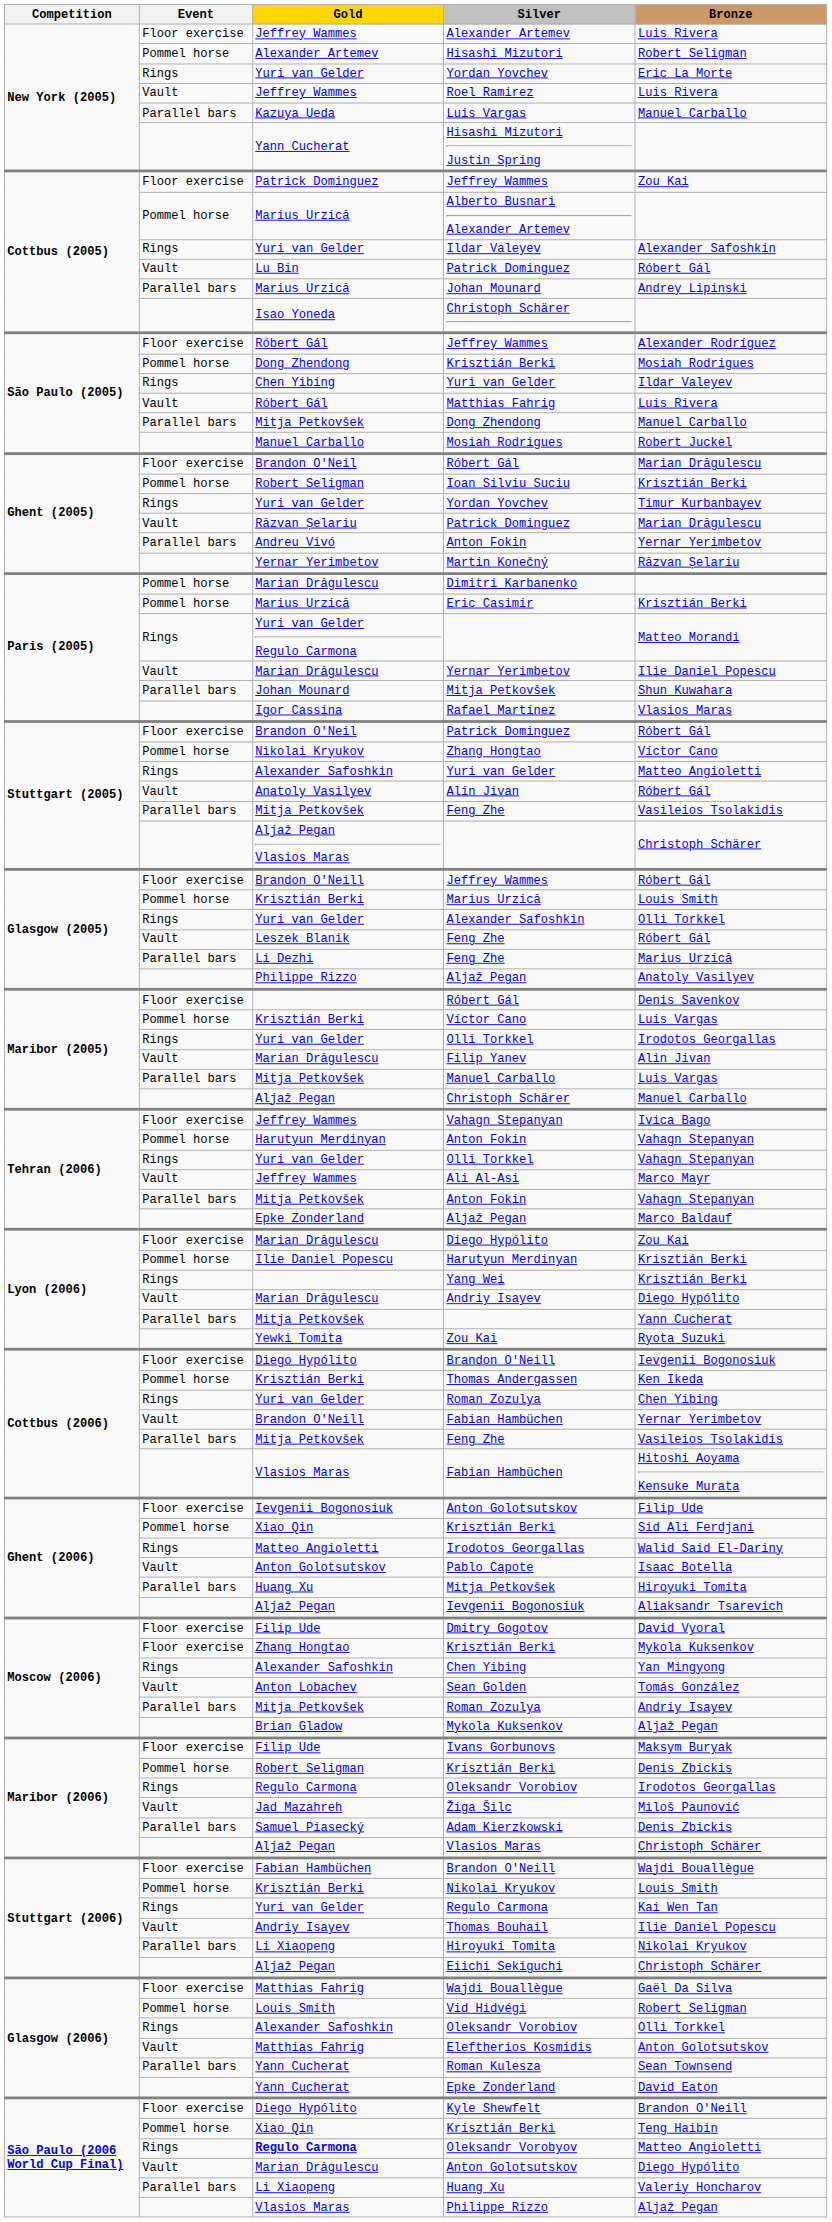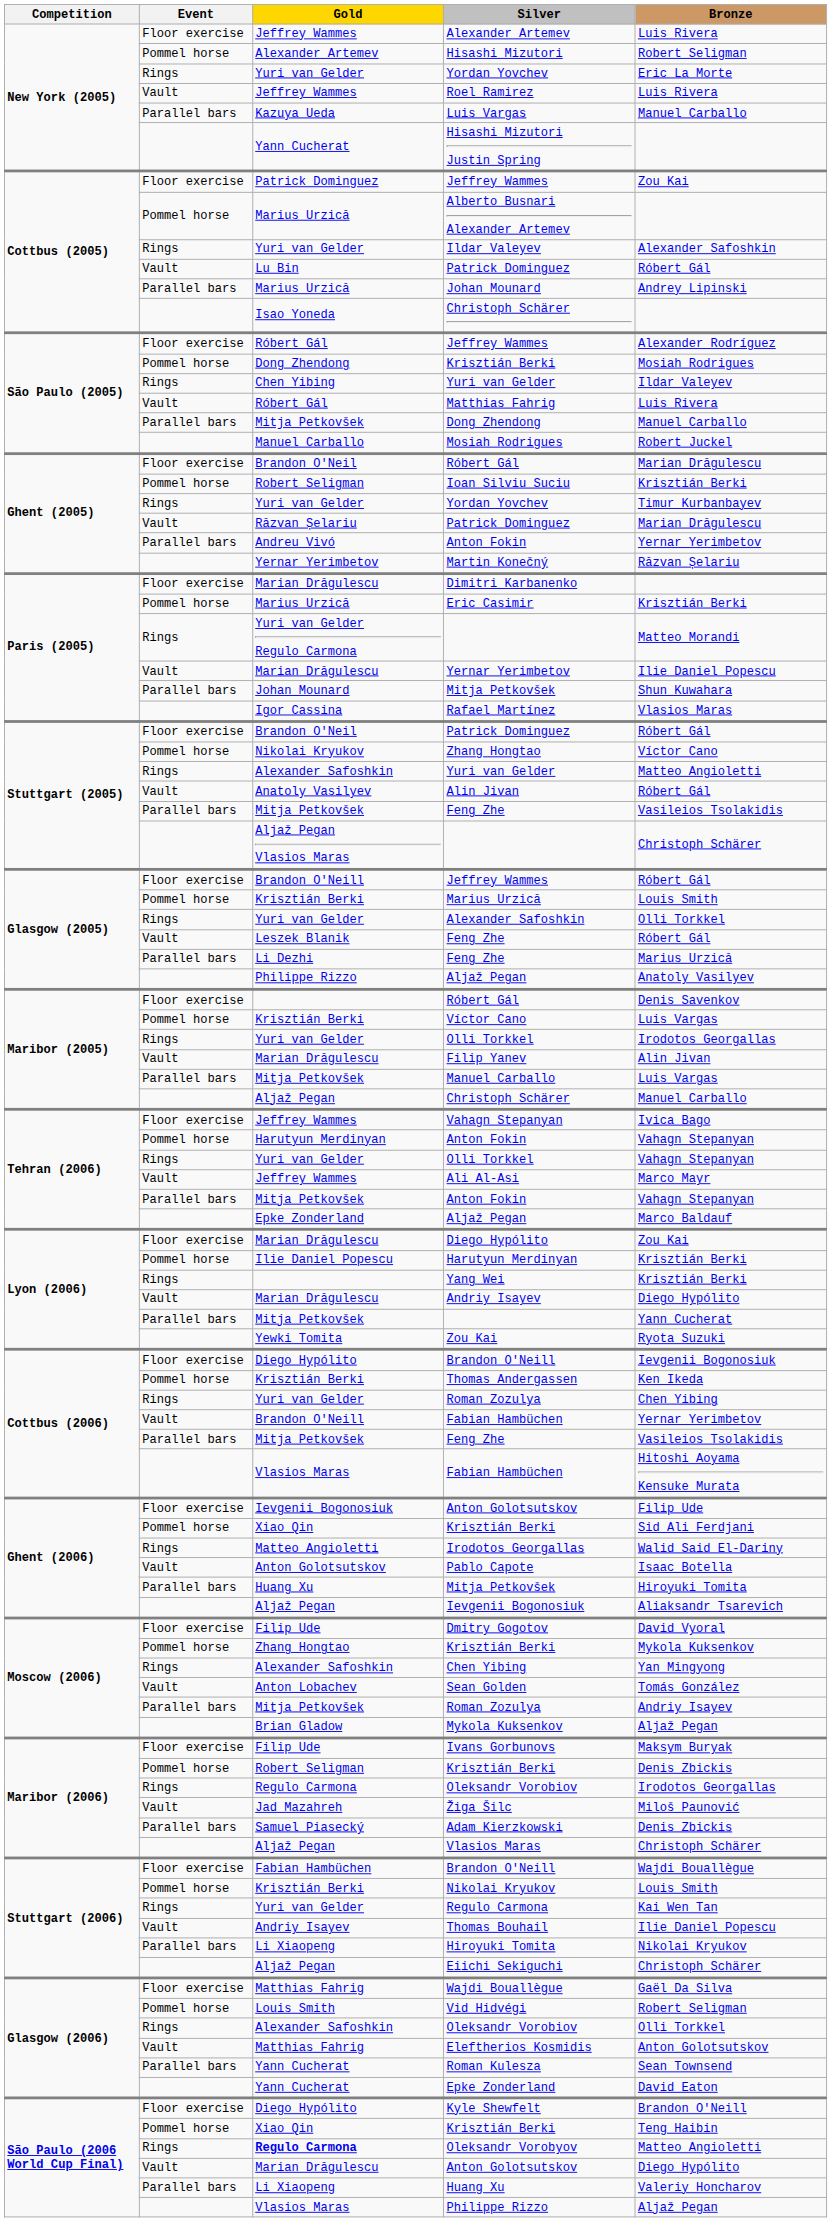(186, 584) Pommel horse -> (193, 584) Floor exercise
(193, 1648) Floor exercise -> (186, 1648) Pommel horse
